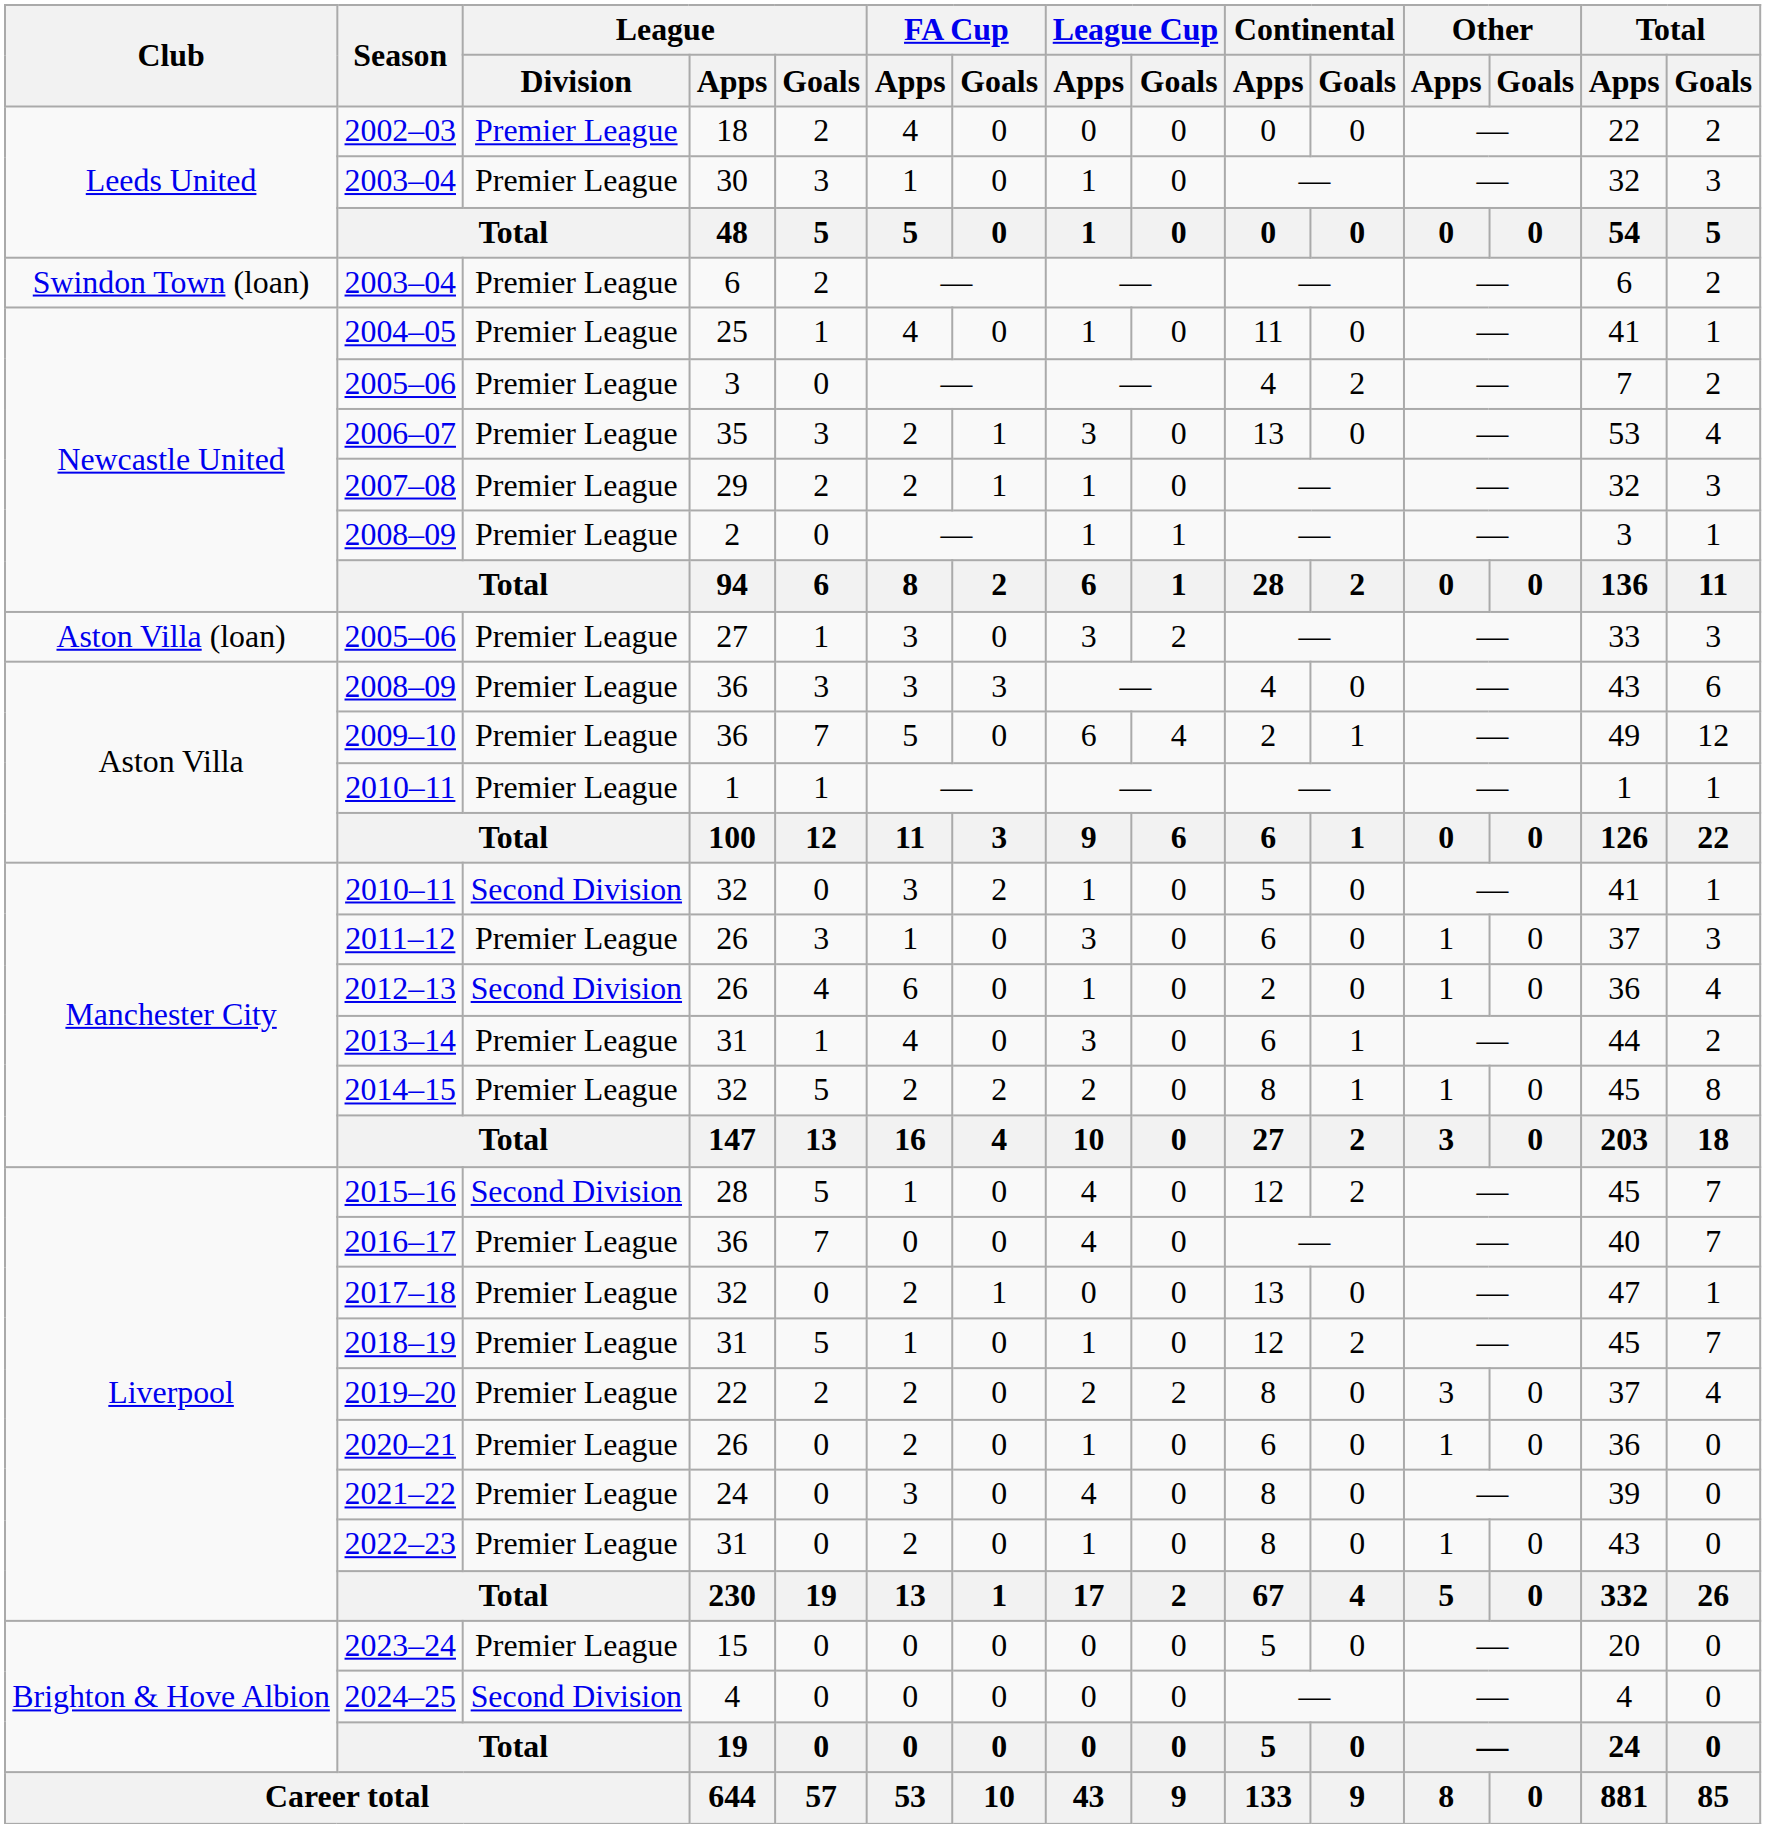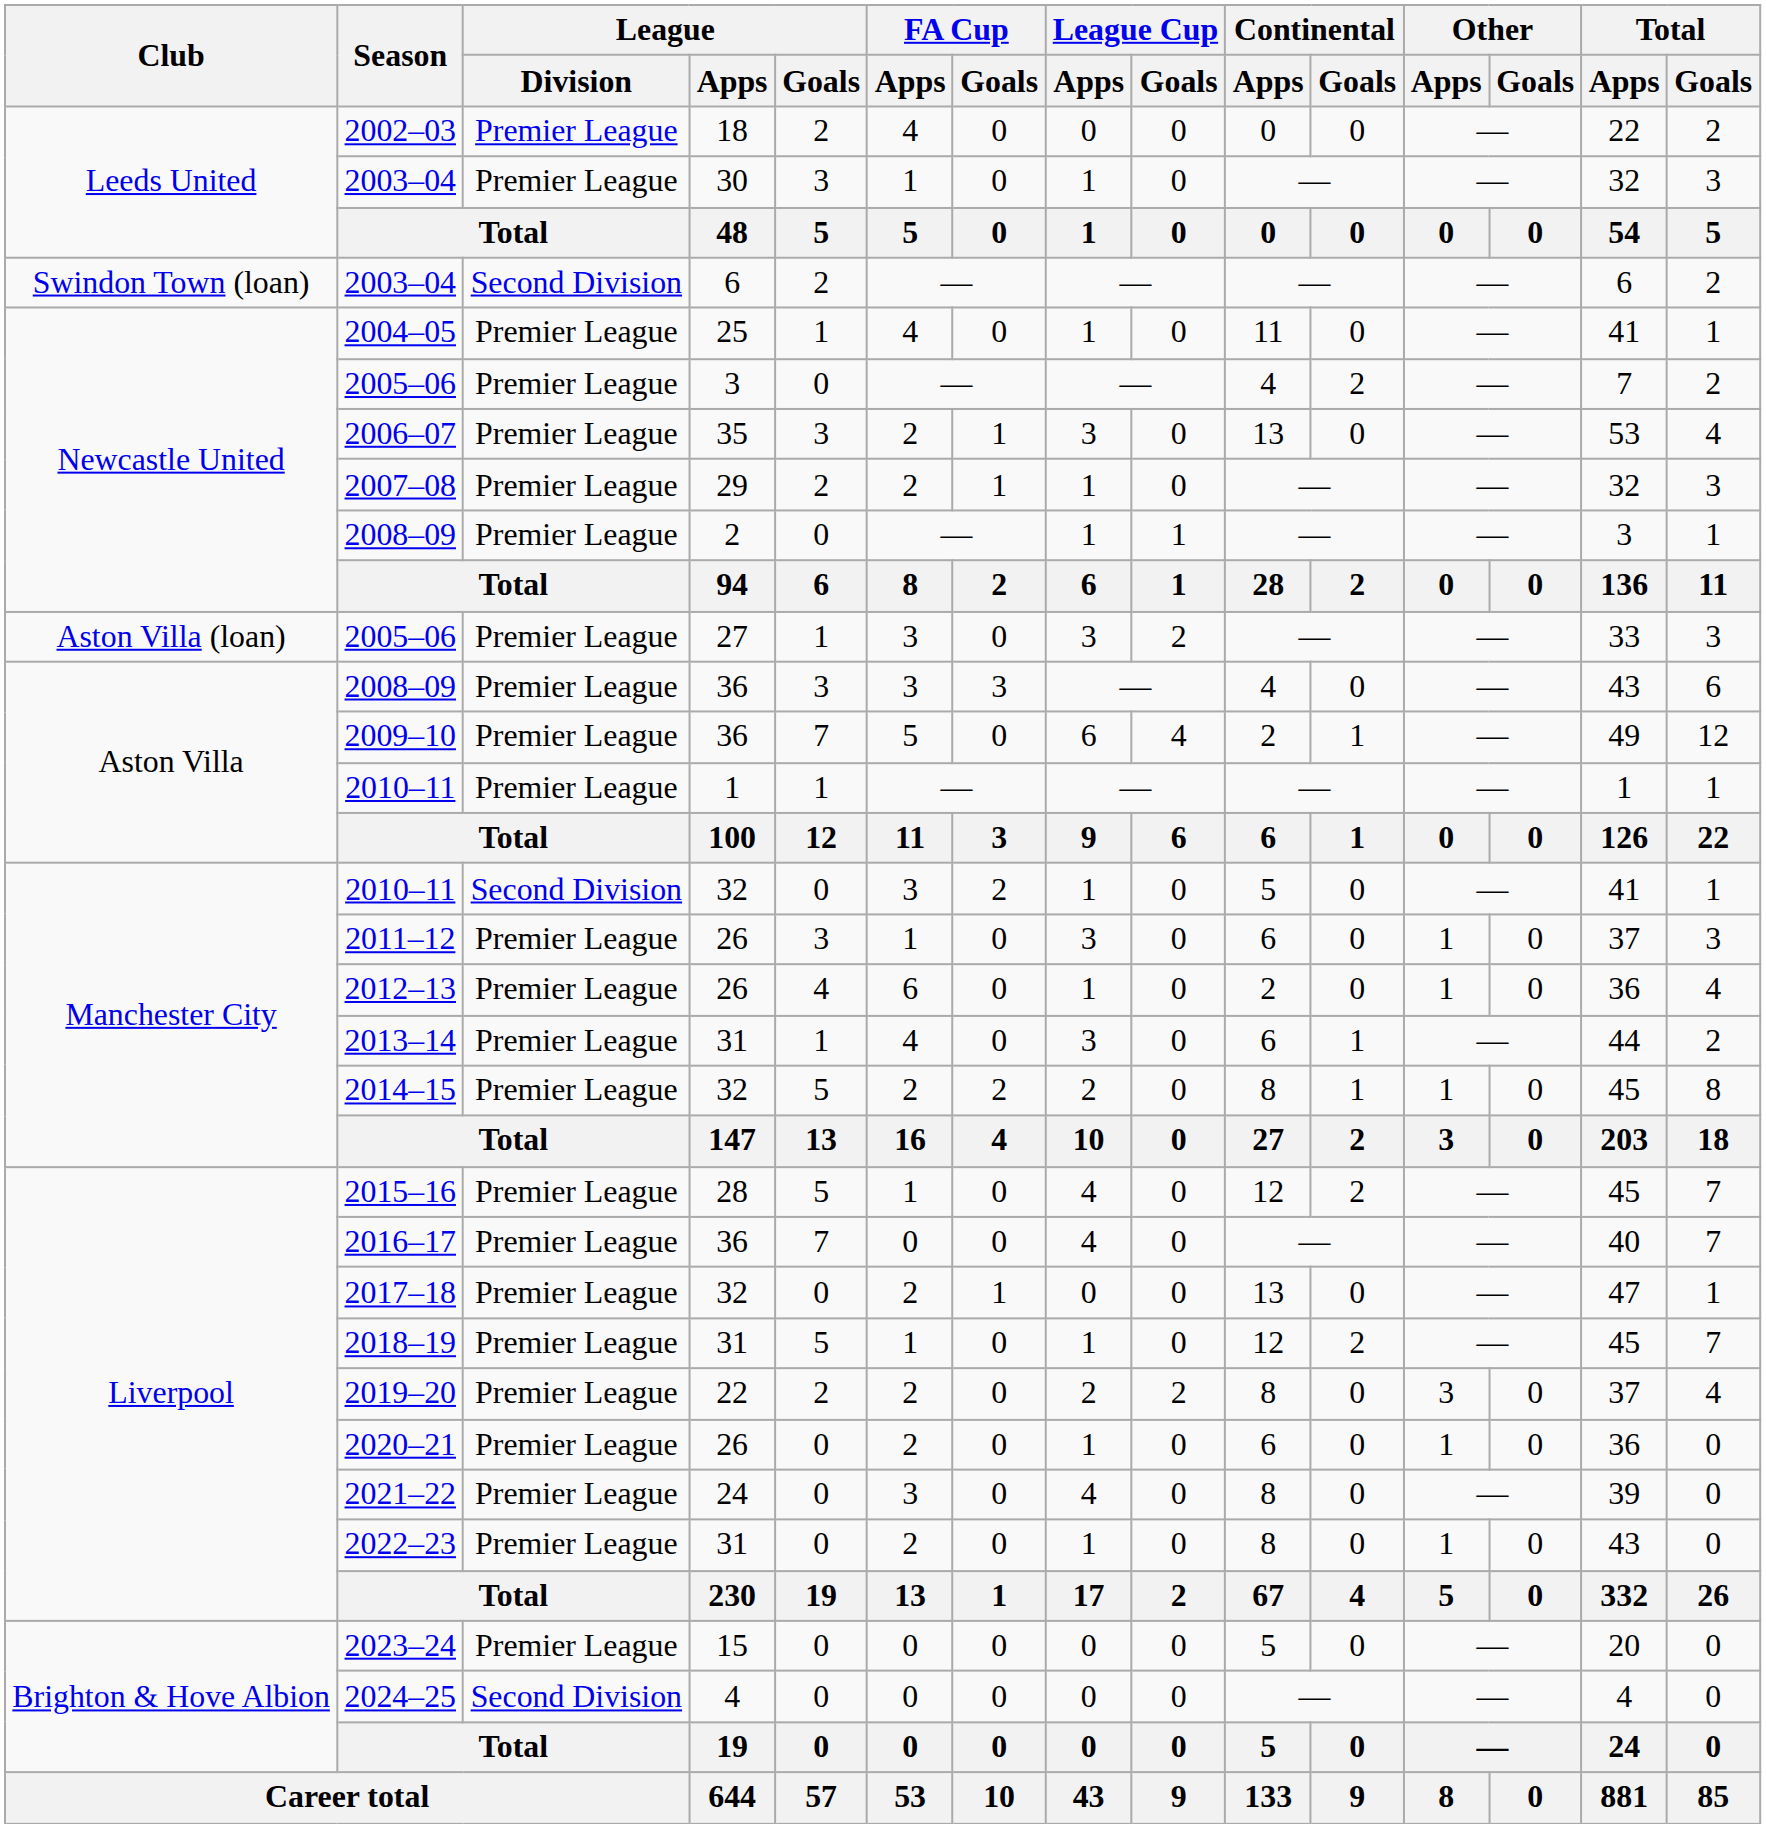(576, 282) Premier League -> (576, 282) Second Division
(576, 989) Second Division -> (576, 989) Premier League
(576, 1191) Second Division -> (576, 1191) Premier League
